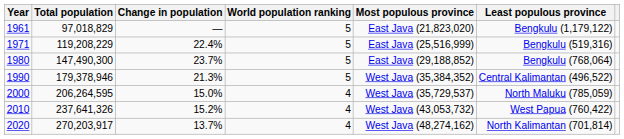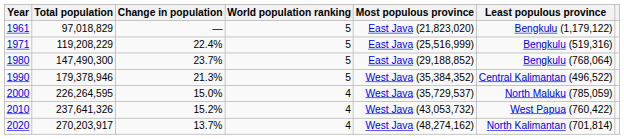(85, 93) 206,264,595 -> (85, 93) 226,264,595
